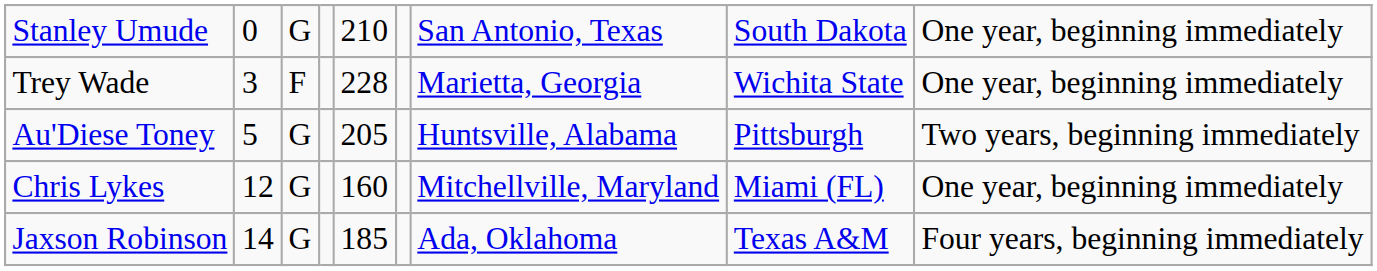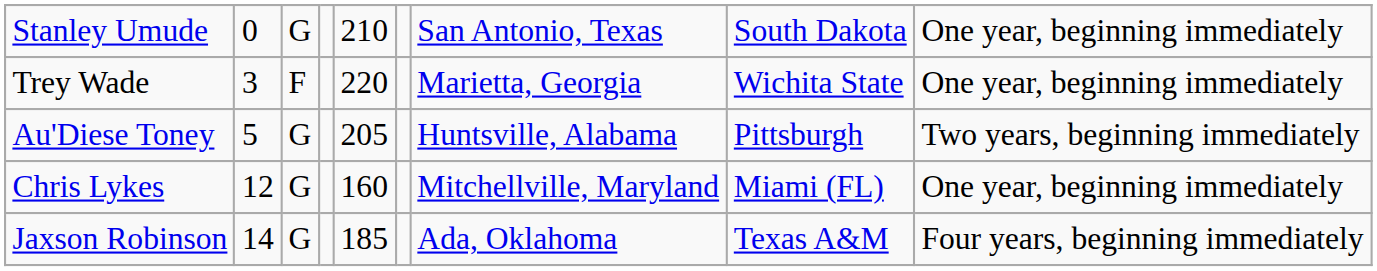(364, 82) 228 -> (364, 82) 220
